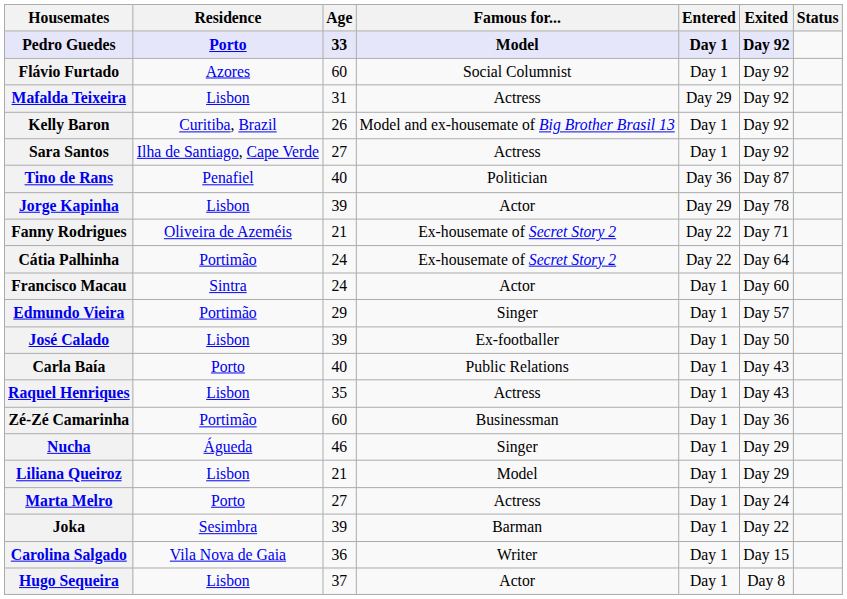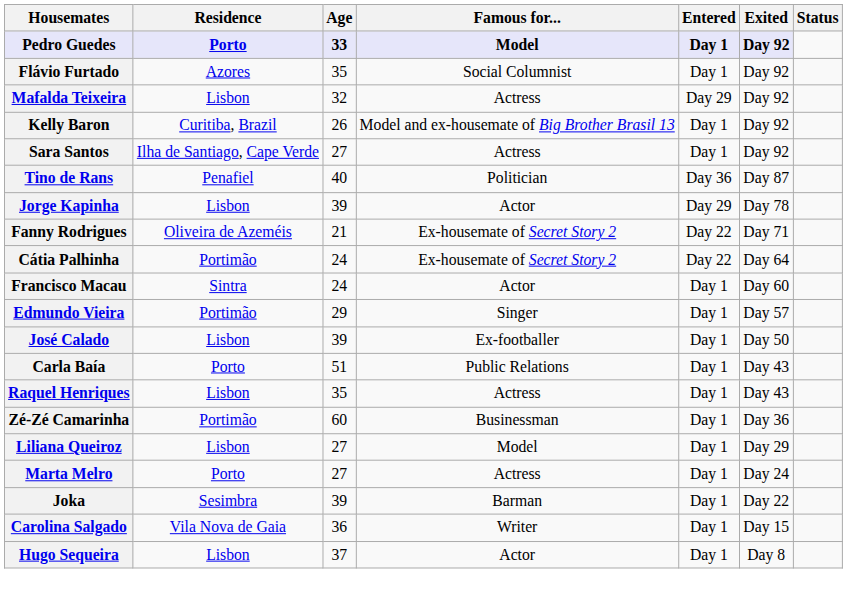(339, 71) 60 -> (339, 71) 35
(339, 98) 31 -> (339, 98) 32
(339, 366) 40 -> (339, 366) 51
- row: (69, 447)
(339, 473) 21 -> (339, 447) 27
